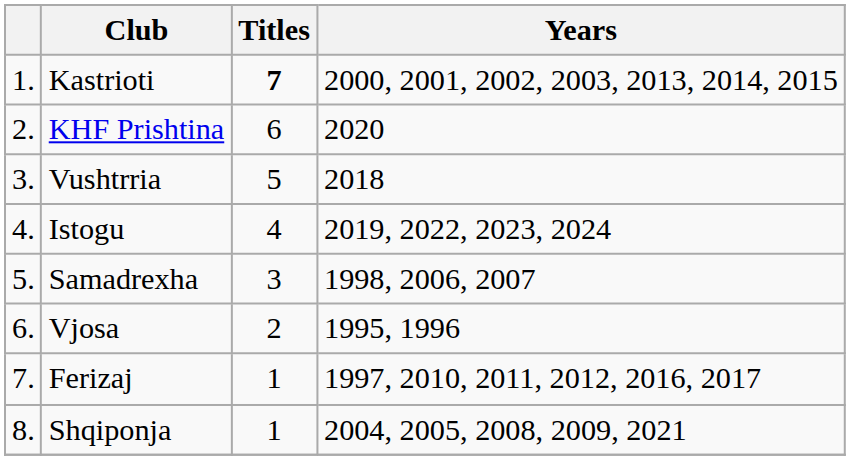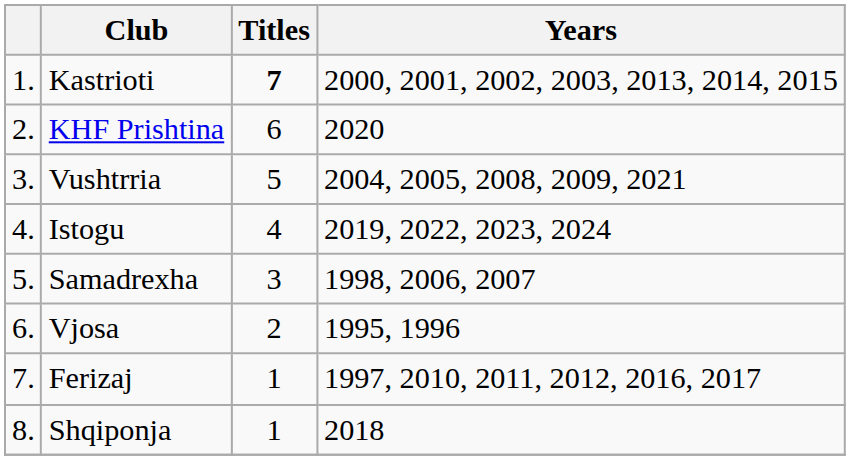(354, 179) 2018 -> (505, 179) 2004, 2005, 2008, 2009, 2021
(505, 428) 2004, 2005, 2008, 2009, 2021 -> (354, 428) 2018
